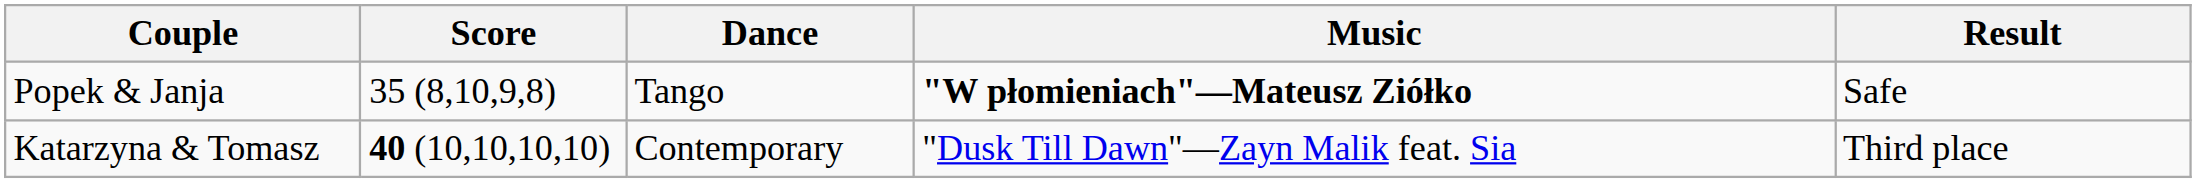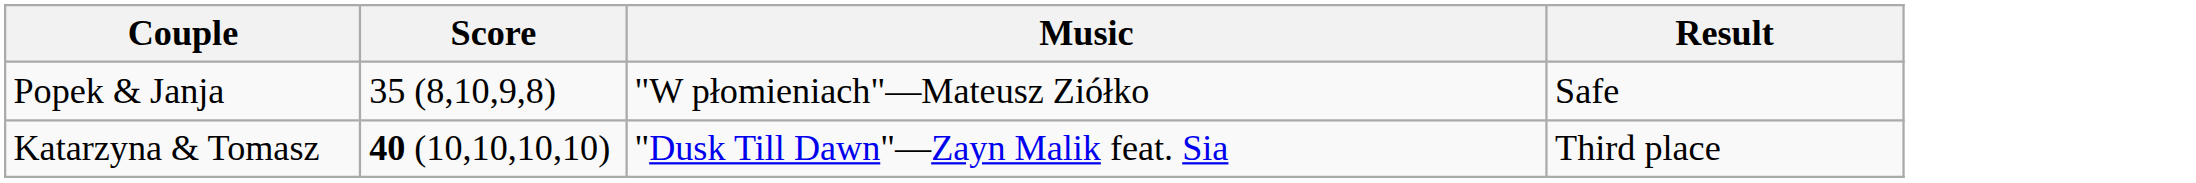- column: (770, 33)
(1197, 90) bold -> (892, 90) normal
